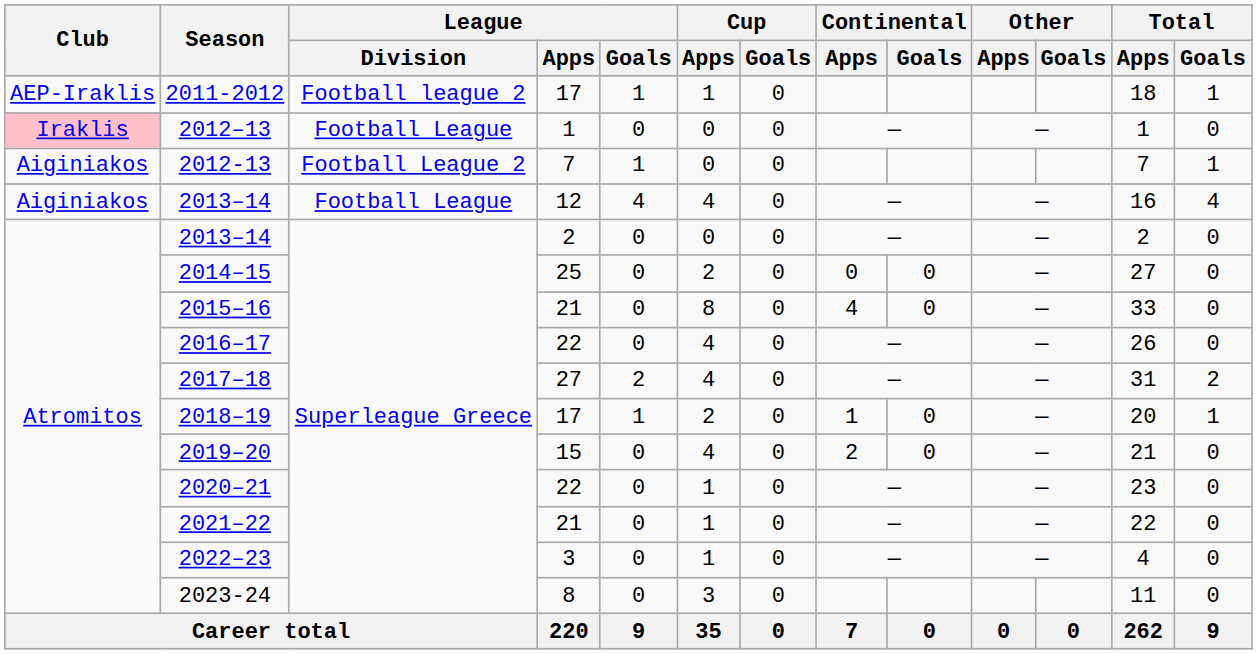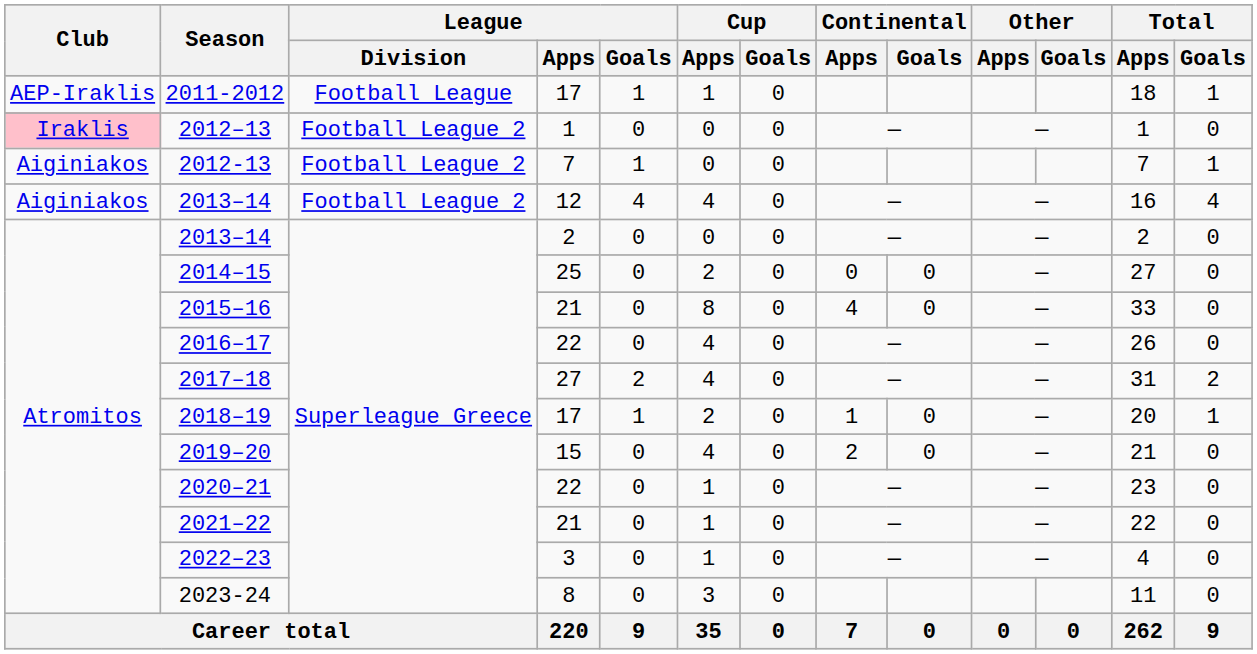(413, 94) Football league 2 -> (413, 94) Football League
(413, 130) Football League -> (413, 130) Football League 2
(413, 202) Football League -> (413, 202) Football League 2
